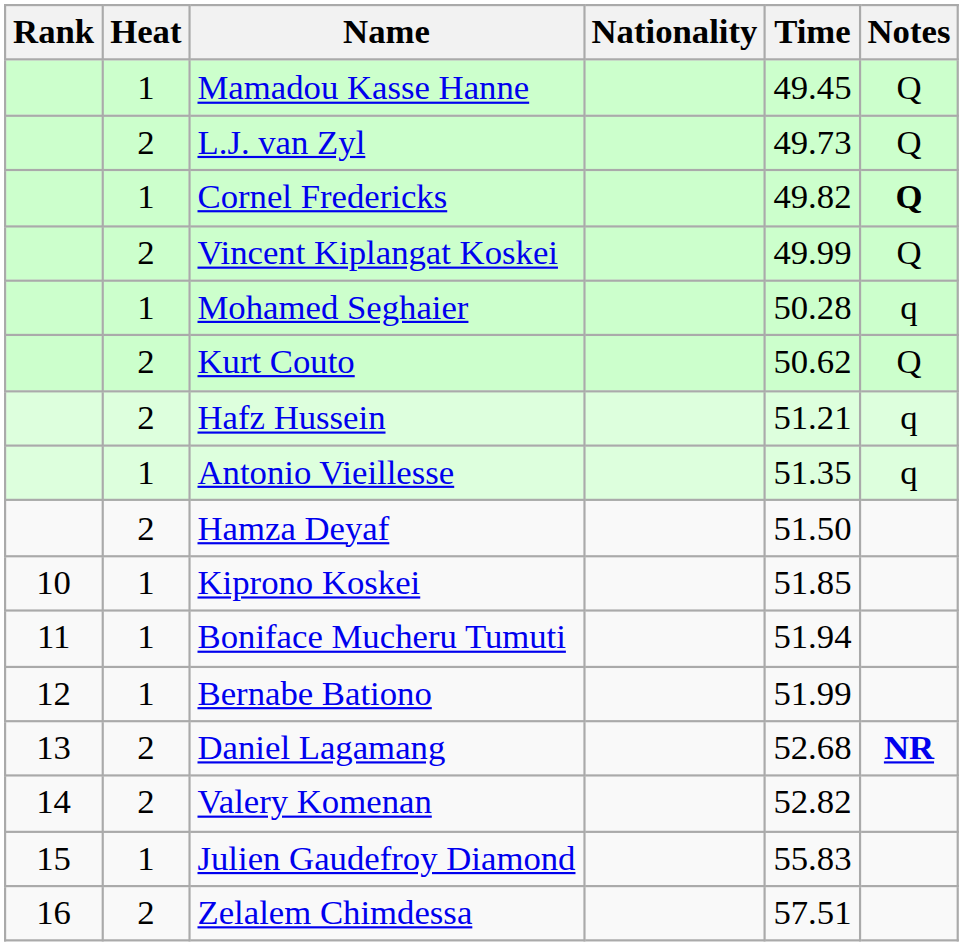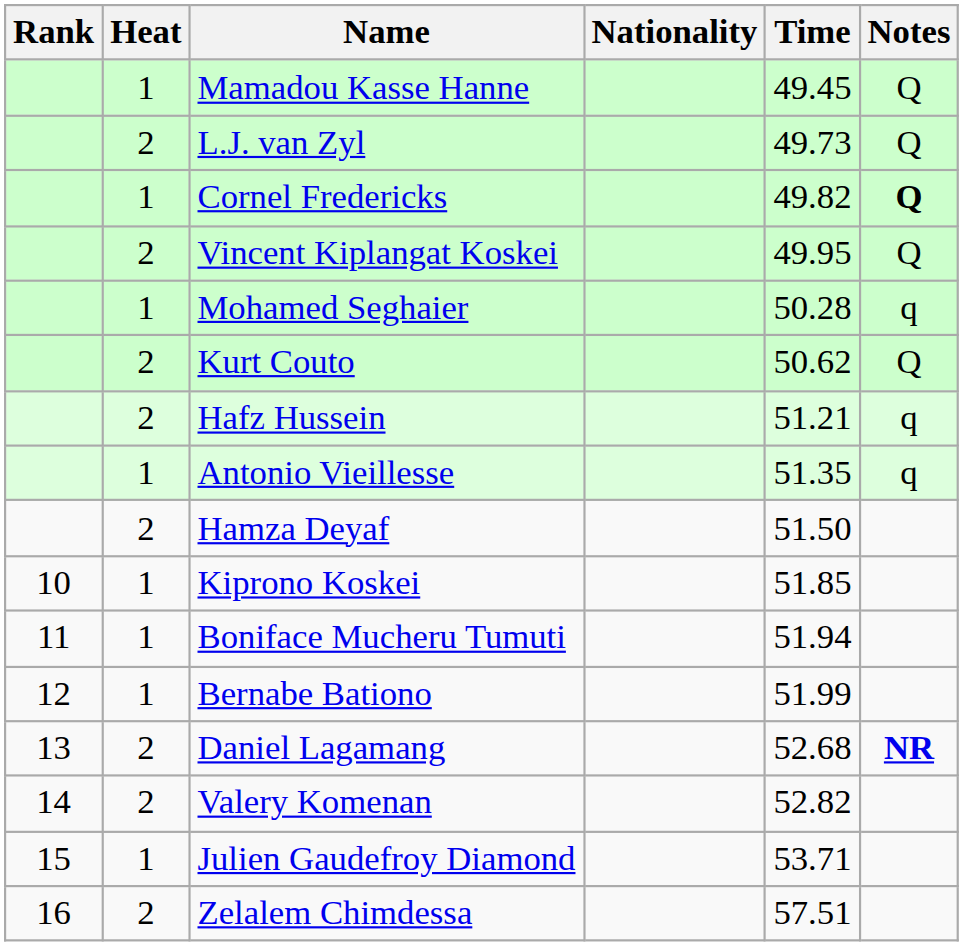(812, 252) 49.99 -> (812, 252) 49.95
(812, 857) 55.83 -> (812, 857) 53.71
